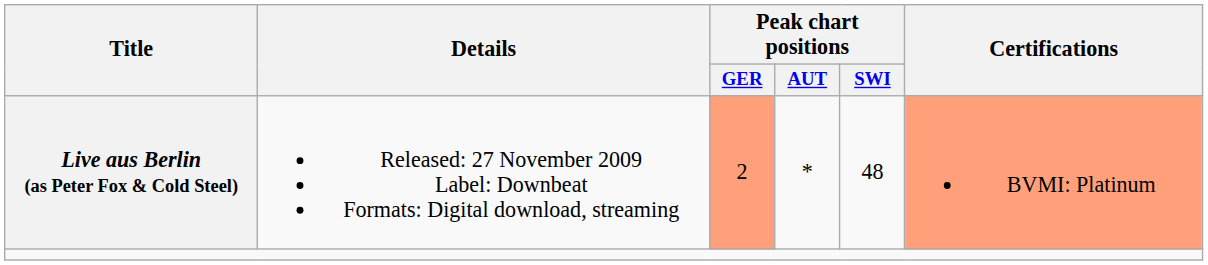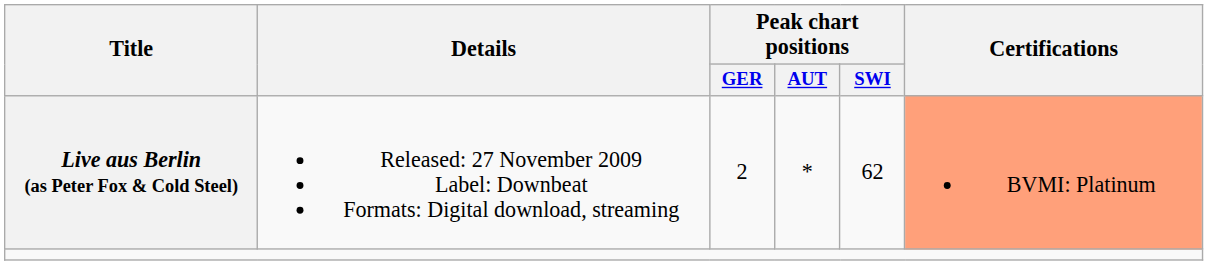(742, 172) lightsalmon background -> (742, 172) no background
(872, 172) 48 -> (872, 172) 62
